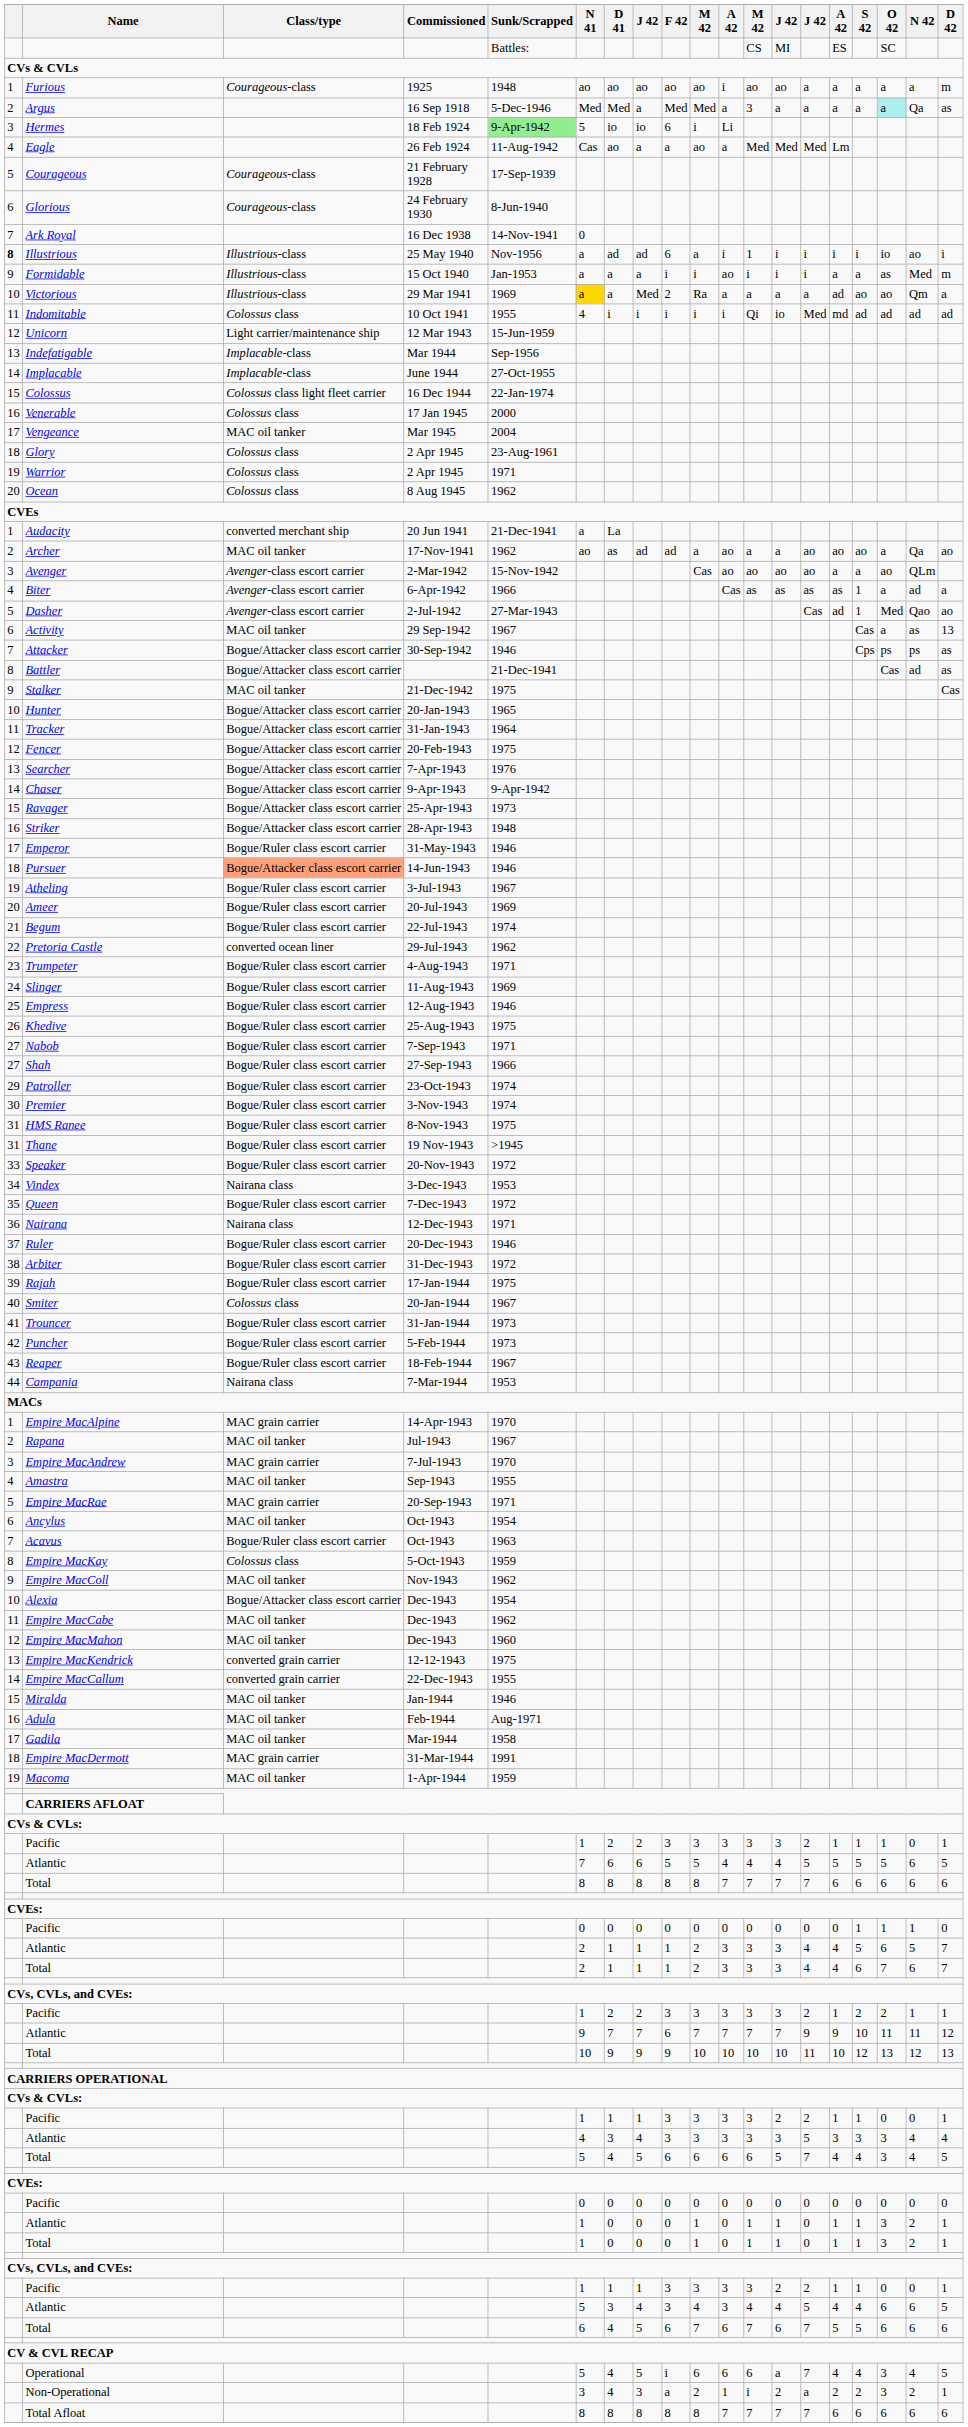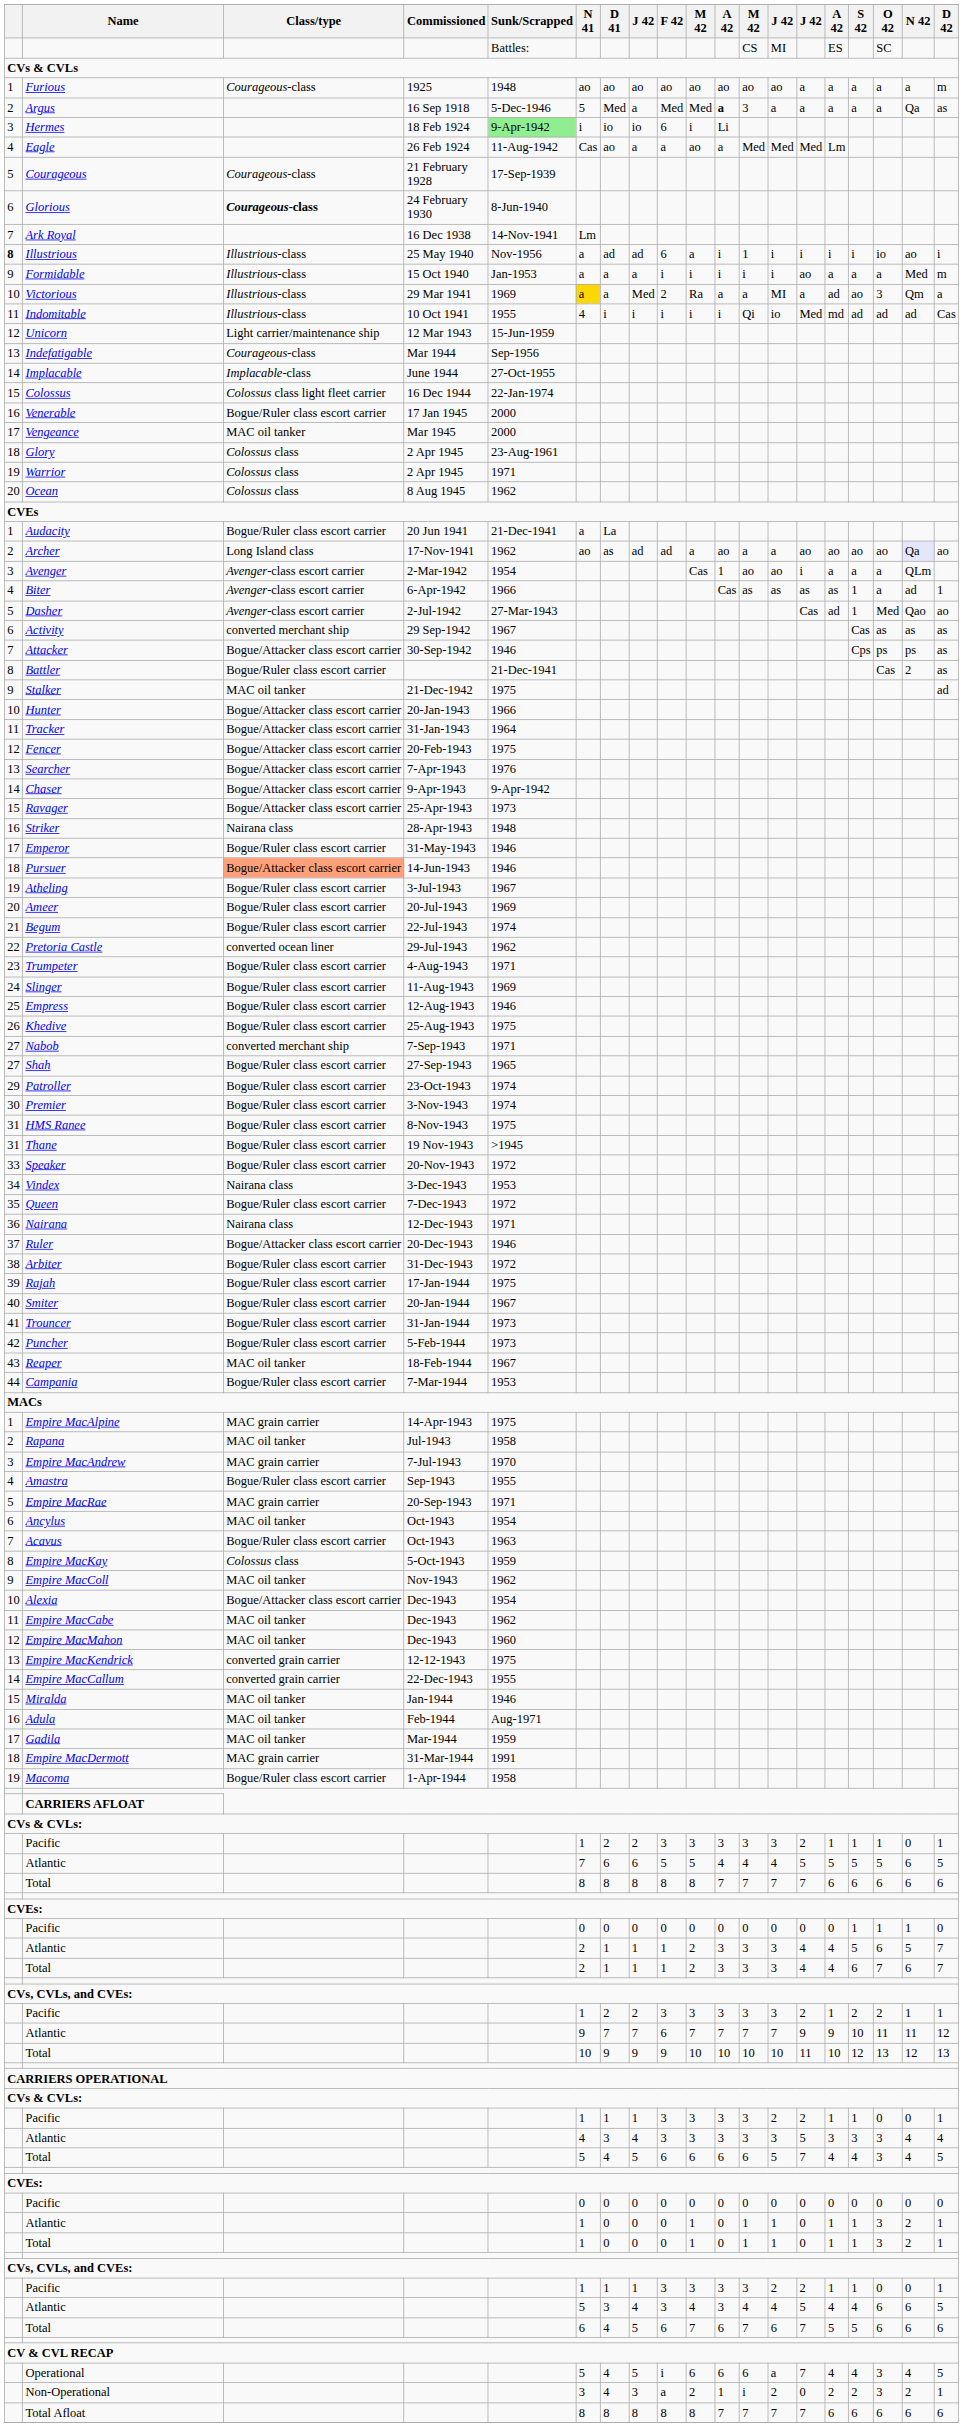(724, 87) i -> (724, 87) ao
(590, 107) Med -> (582, 107) 5
(725, 107) normal -> (721, 107) bold
(883, 107) paleturquoise background -> (879, 107) no background
(582, 127) 5 -> (580, 127) i
(271, 207) normal -> (272, 207) bold
(582, 234) 0 -> (587, 234) Lm
(728, 274) ao -> (719, 274) i
(805, 274) i -> (805, 274) ao
(886, 274) as -> (879, 274) a
(778, 294) a -> (778, 294) MI
(886, 294) ao -> (879, 294) 3
(262, 313) Colossus class -> (266, 313) Illustrious-class
(947, 313) ad -> (946, 313) Cas
(269, 353) Implacable-class -> (271, 353) Courageous-class
(262, 412) Colossus class -> (306, 412) Bogue/Ruler class escort carrier
(504, 432) 2004 -> (504, 432) 2000
(288, 531) converted merchant ship -> (306, 531) Bogue/Ruler class escort carrier
(266, 551) MAC oil tanker -> (270, 551) Long Island class
(883, 551) a -> (882, 551) ao
(916, 551) no background -> (912, 551) lavender background
(525, 571) 15-Nov-1942 -> (504, 571) 1954
(728, 571) ao -> (721, 571) 1
(809, 571) ao -> (801, 571) i
(886, 571) ao -> (879, 571) a
(944, 590) a -> (940, 590) 1
(266, 630) MAC oil tanker -> (288, 630) converted merchant ship
(883, 630) a -> (882, 630) as
(947, 630) 13 -> (942, 630) as
(314, 670) Bogue/Attacker class escort carrier -> (306, 670) Bogue/Ruler class escort carrier
(915, 670) ad -> (908, 670) 2
(951, 689) Cas -> (943, 689) ad
(504, 709) 1965 -> (504, 709) 1966
(314, 828) Bogue/Attacker class escort carrier -> (260, 828) Nairana class
(306, 1046) Bogue/Ruler class escort carrier -> (288, 1046) converted merchant ship
(504, 1065) 1966 -> (504, 1065) 1965
(306, 1244) Bogue/Ruler class escort carrier -> (314, 1244) Bogue/Attacker class escort carrier
(262, 1303) Colossus class -> (306, 1303) Bogue/Ruler class escort carrier
(306, 1362) Bogue/Ruler class escort carrier -> (266, 1362) MAC oil tanker
(260, 1382) Nairana class -> (306, 1382) Bogue/Ruler class escort carrier
(504, 1422) 1970 -> (504, 1422) 1975
(504, 1441) 1967 -> (504, 1441) 1958
(266, 1481) MAC oil tanker -> (306, 1481) Bogue/Ruler class escort carrier
(504, 1738) 1958 -> (504, 1738) 1959
(266, 1778) MAC oil tanker -> (306, 1778) Bogue/Ruler class escort carrier
(504, 1778) 1959 -> (504, 1778) 1958
(806, 2392) a -> (803, 2392) 0
